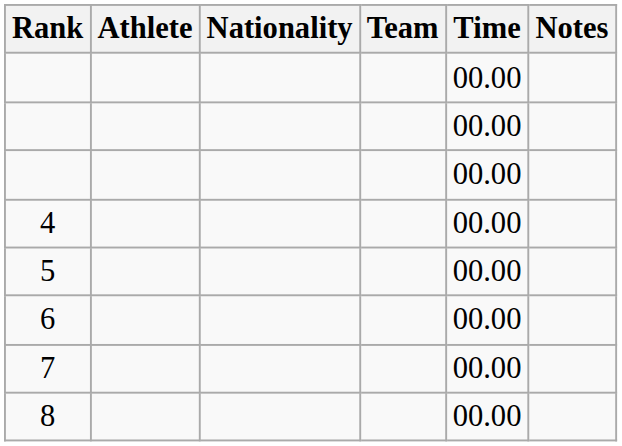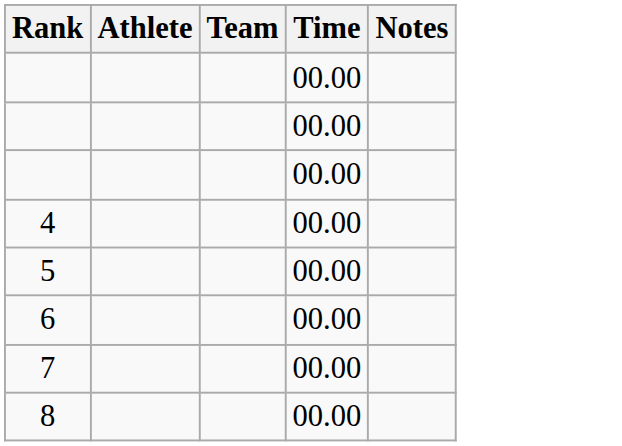- column: (280, 28)
